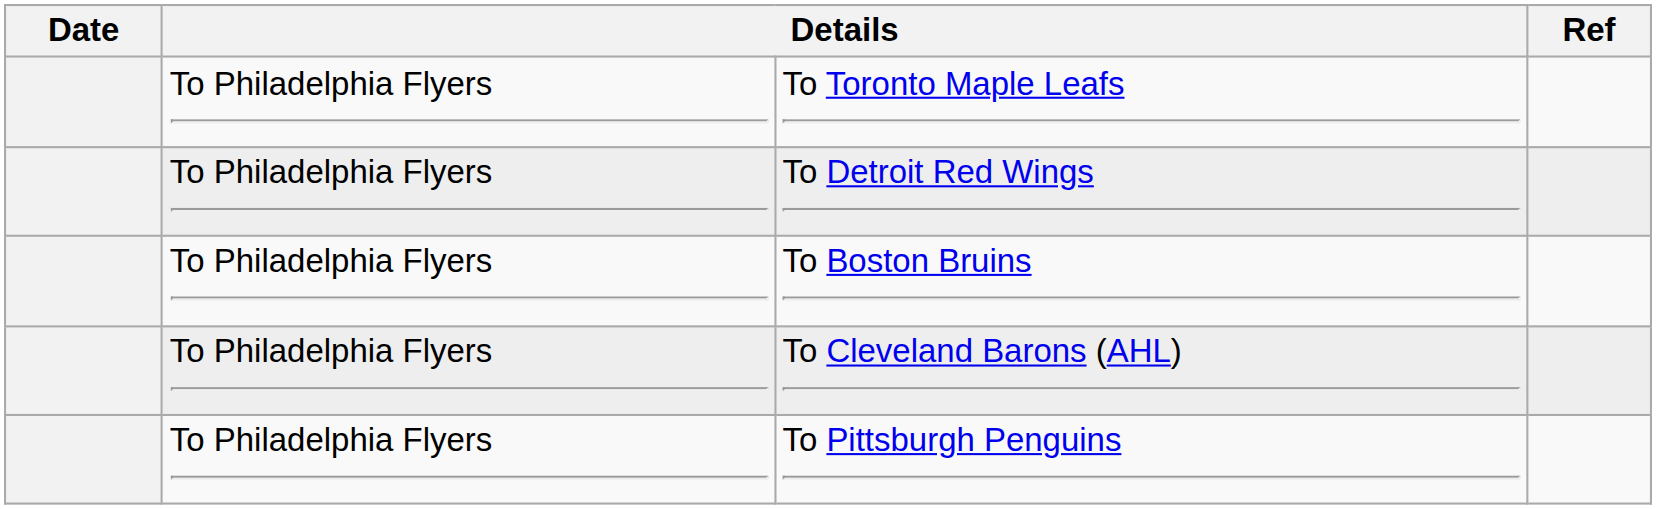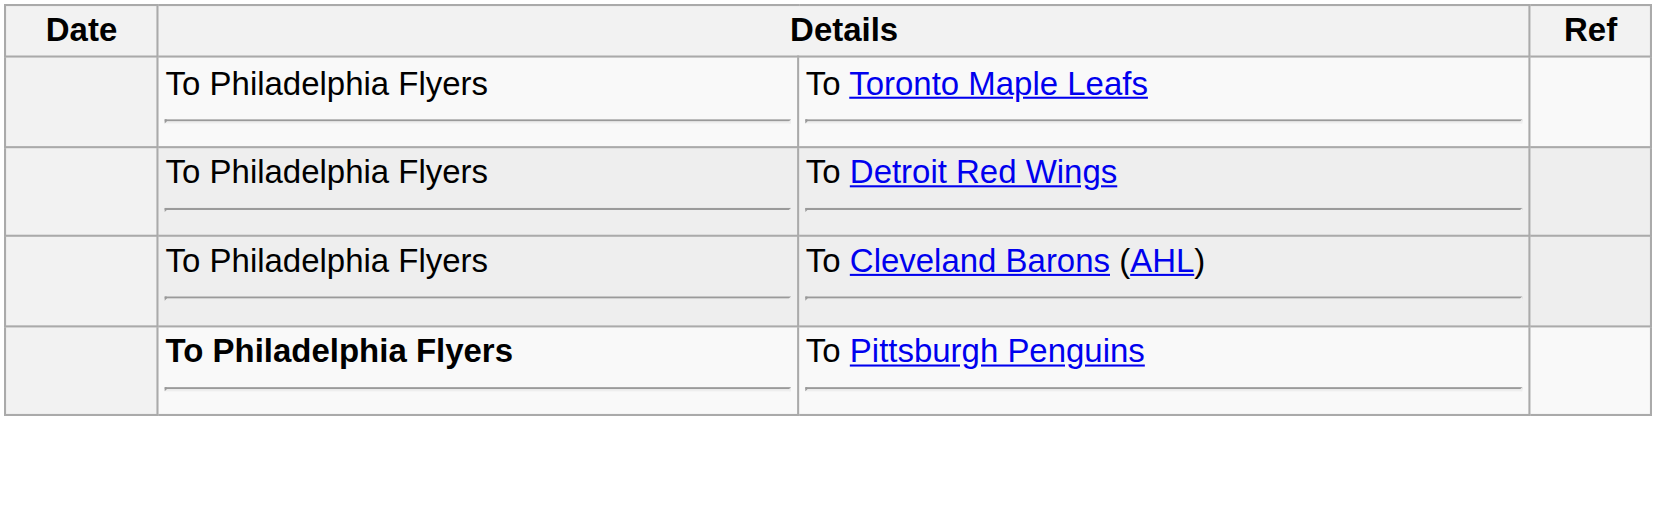- row: (1151, 272)
(469, 451) normal -> (478, 362) bold
